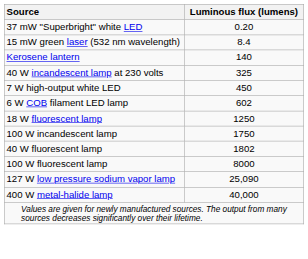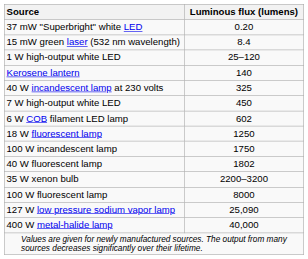+ row: (64, 57)
+ row: (43, 179)
